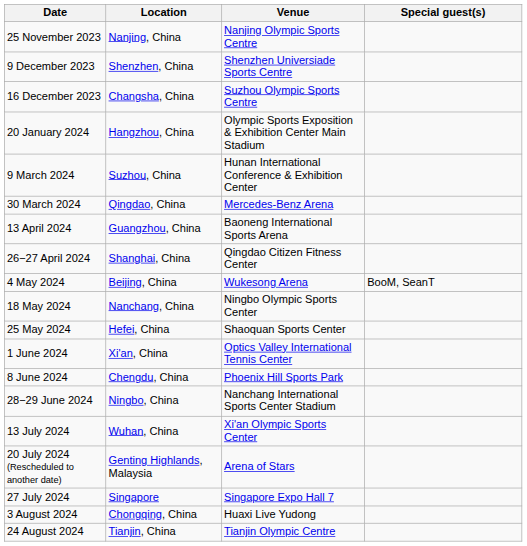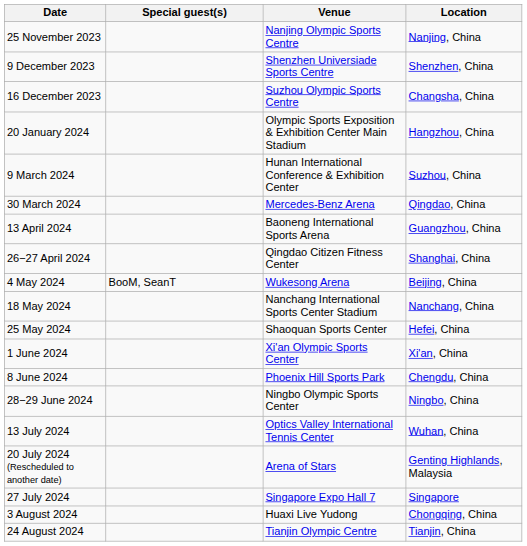columns swapped: (164, 13) <-> (443, 13)
(281, 306) Ningbo Olympic Sports Center -> (323, 306) Nanchang International Sports Center Stadium
(288, 353) Optics Valley International Tennis Center -> (317, 353) Xi'an Olympic Sports Center
(281, 401) Nanchang International Sports Center Stadium -> (322, 401) Ningbo Olympic Sports Center
(275, 431) Xi'an Olympic Sports Center -> (329, 431) Optics Valley International Tennis Center
